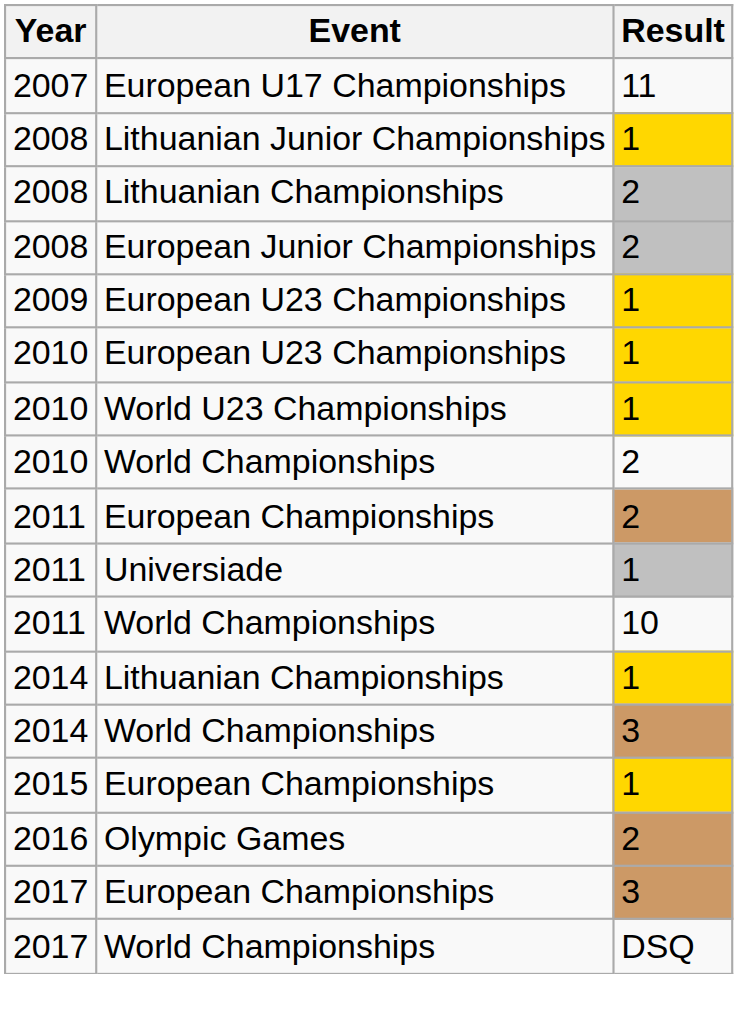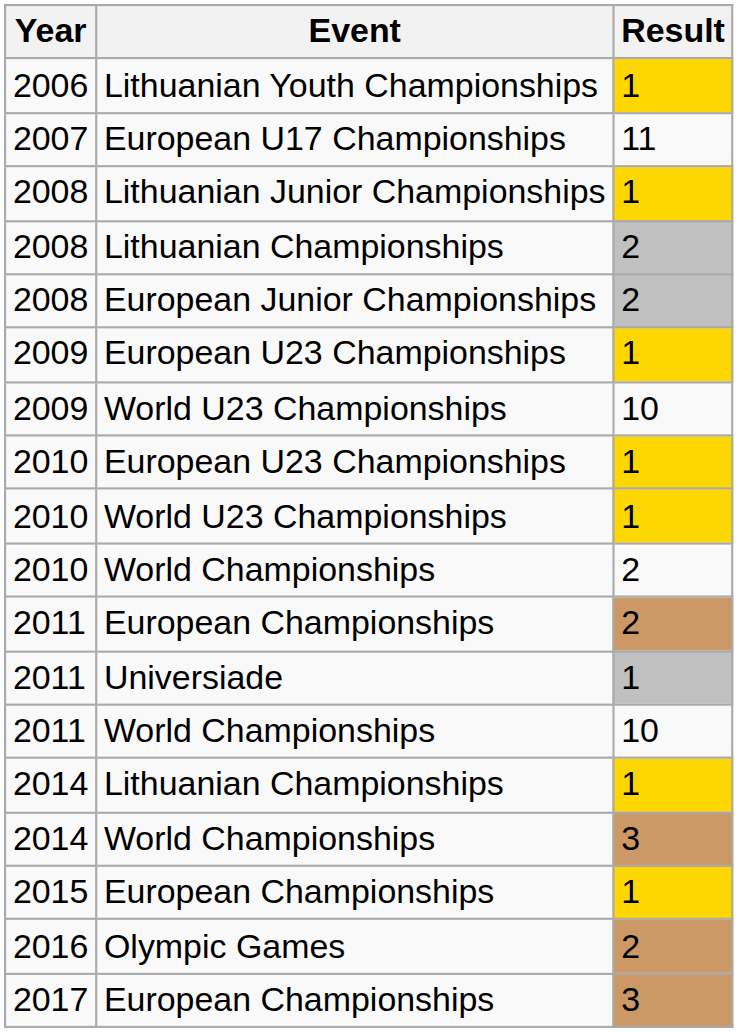+ row: (51, 85)
+ row: (51, 407)
- row: (51, 945)
